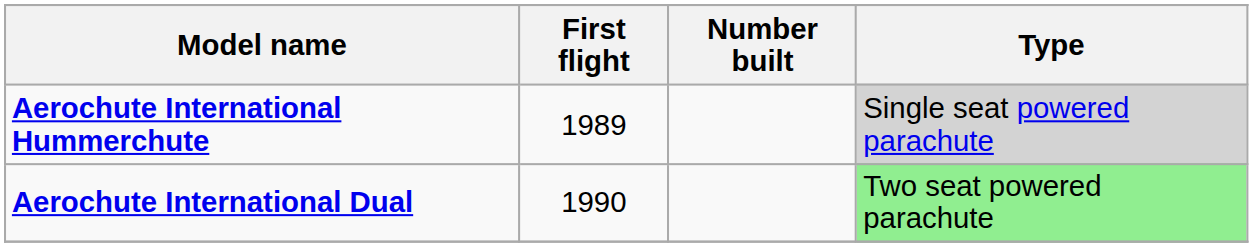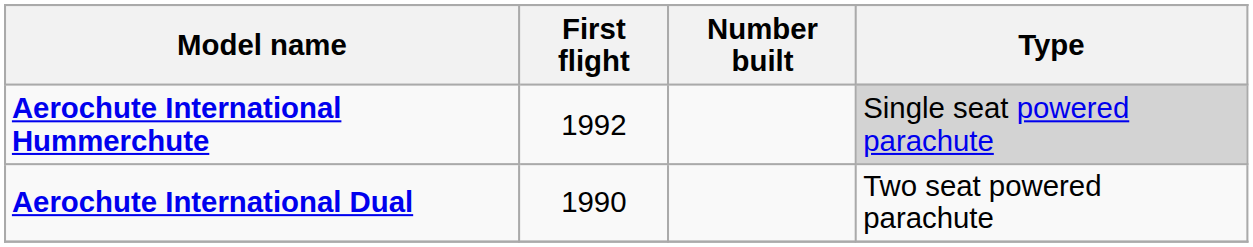(594, 124) 1989 -> (594, 124) 1992
(982, 203) lightgreen background -> (982, 203) no background
